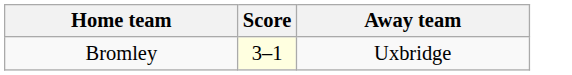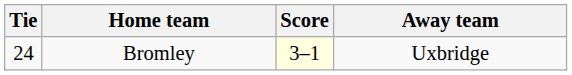+ column: (23, 20)
